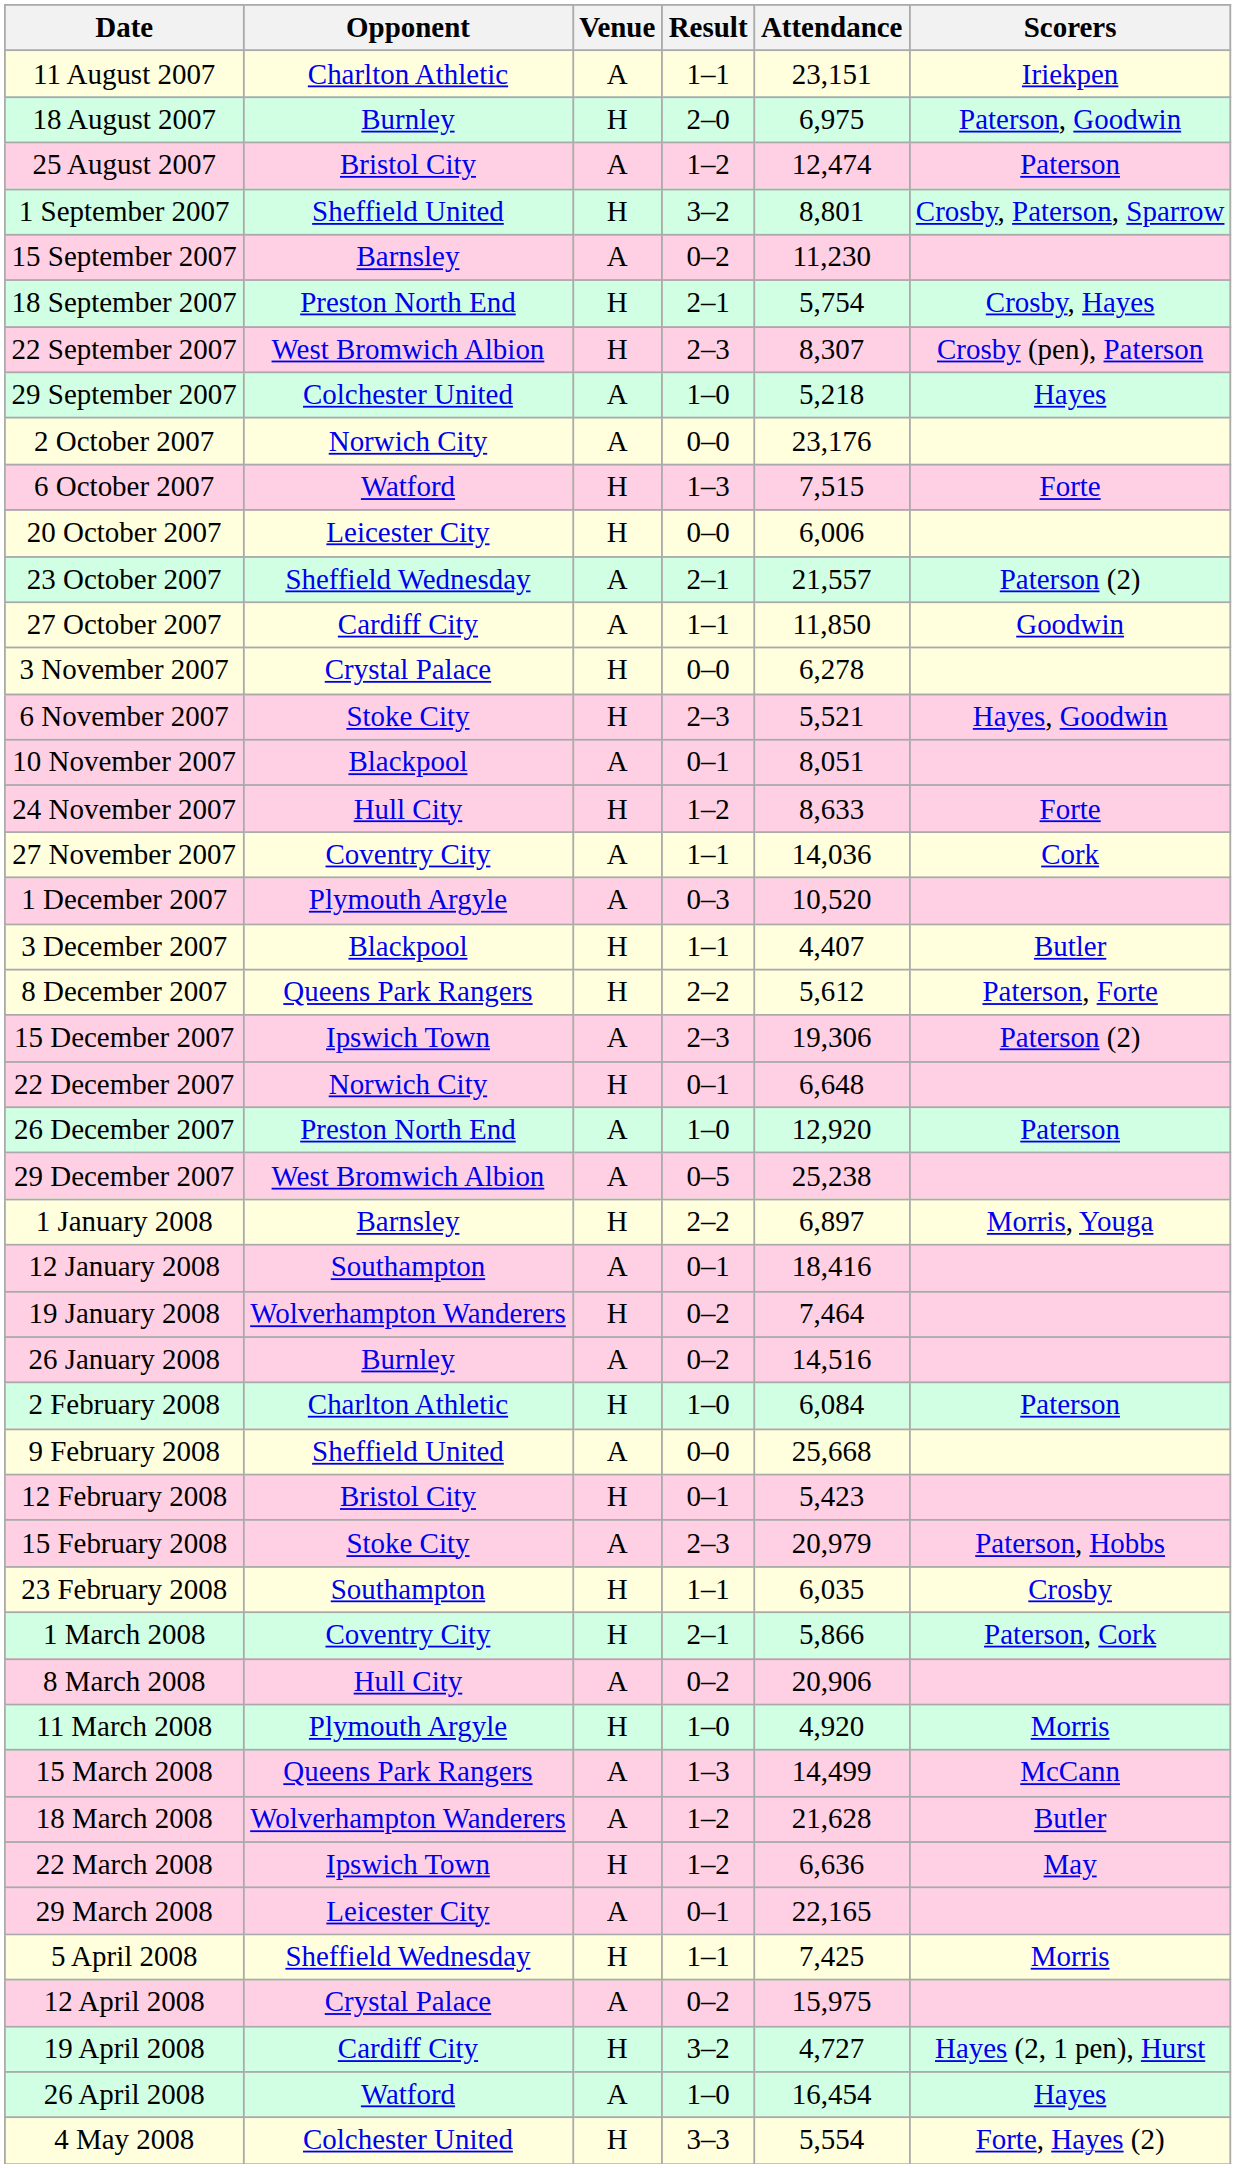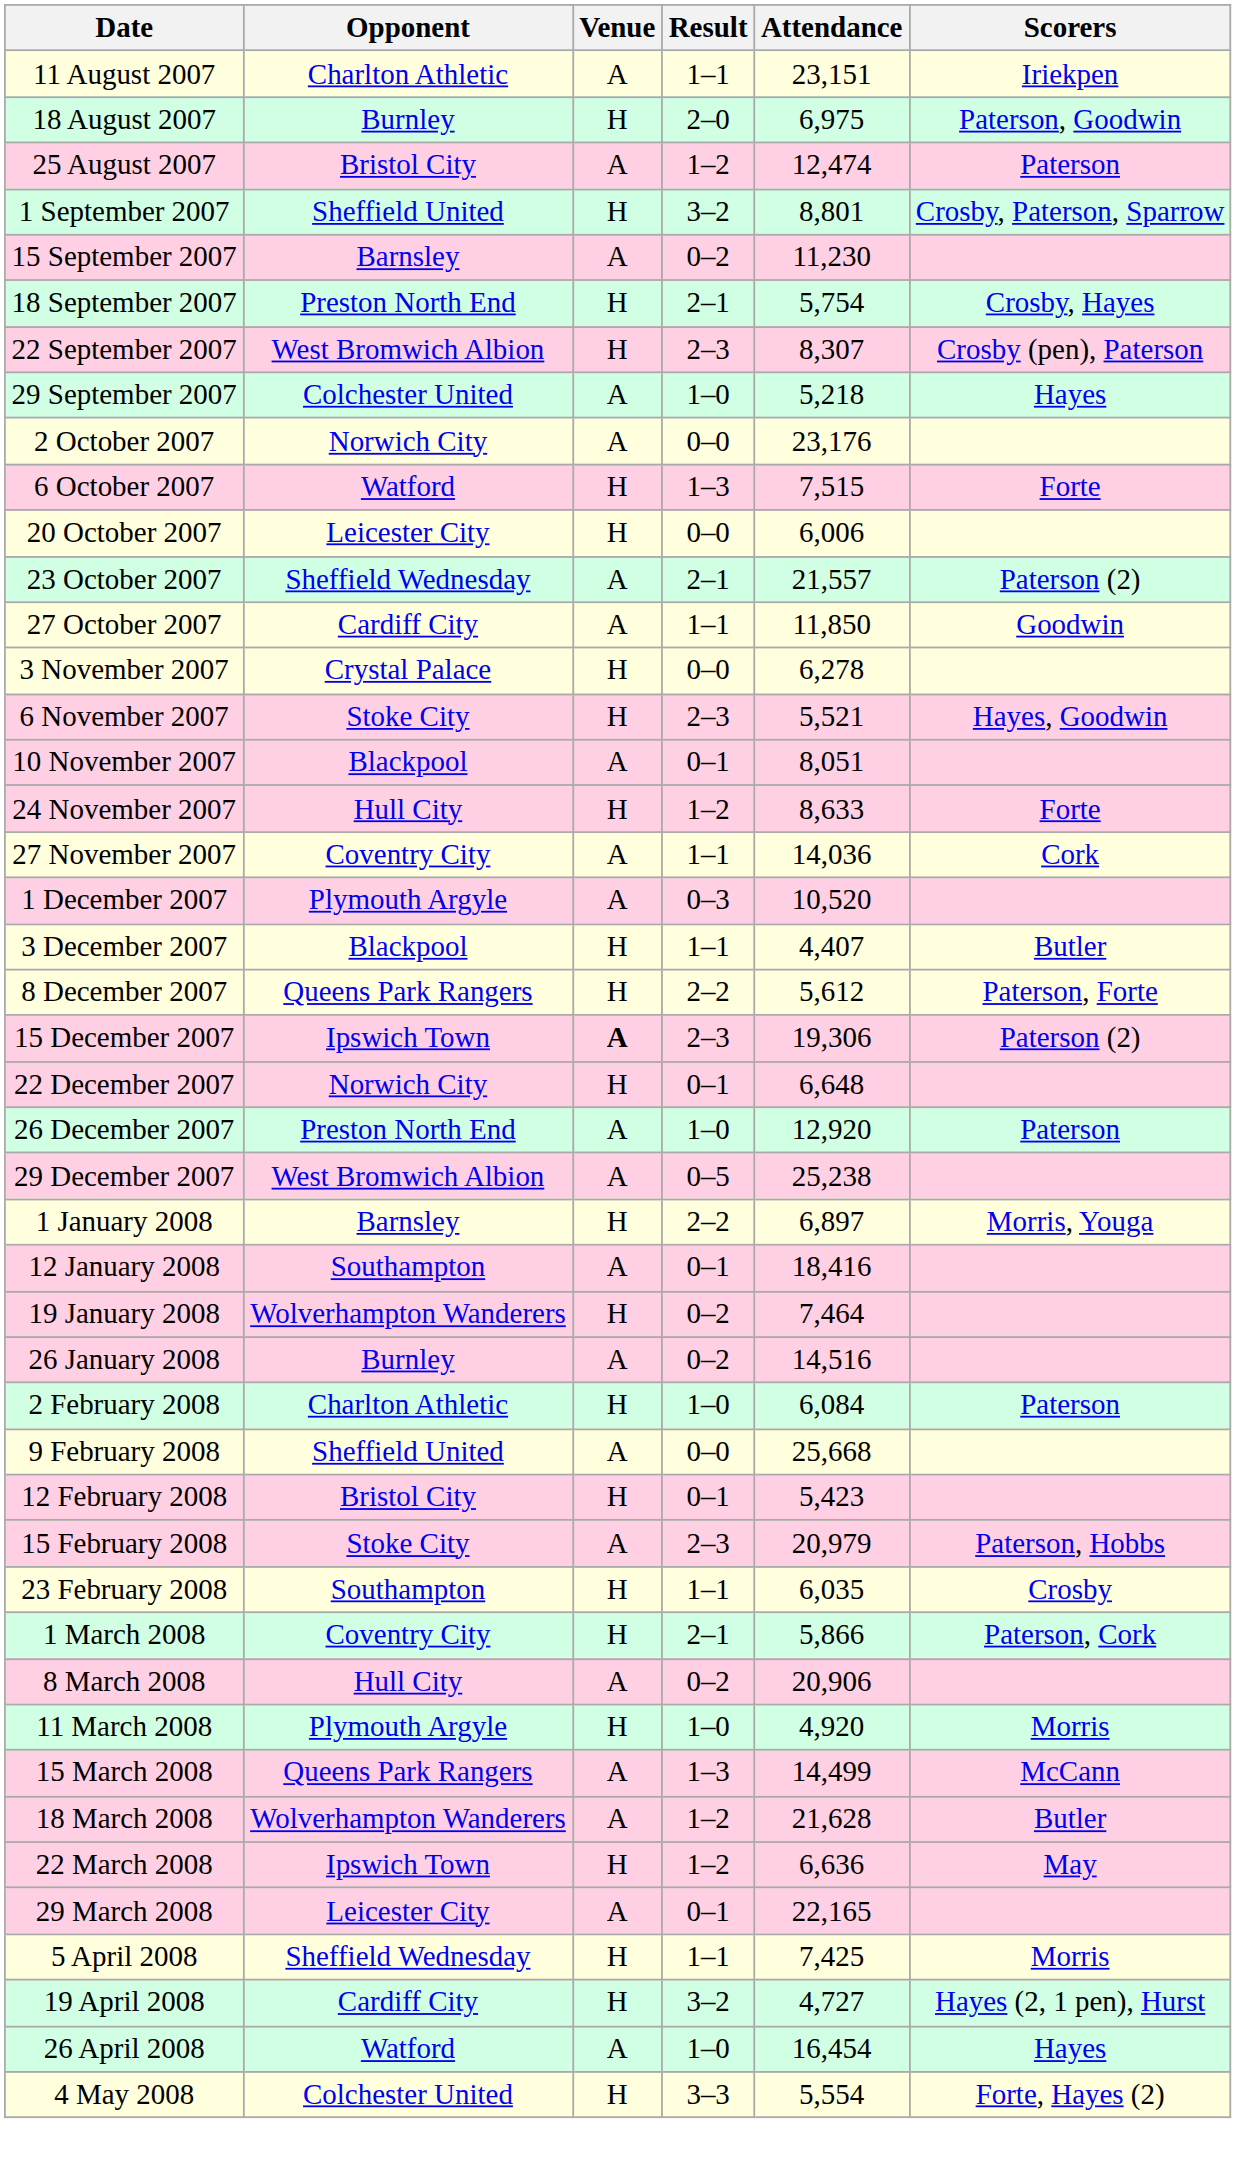(617, 1037) normal -> (617, 1037) bold
- row: (124, 2002)
